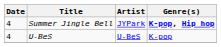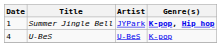(9, 23) 4 -> (9, 23) 1
